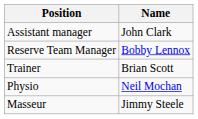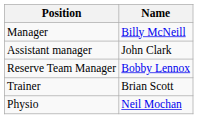+ row: (27, 31)
- row: (27, 104)
